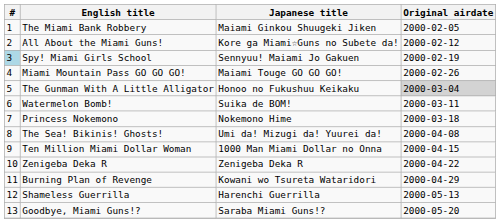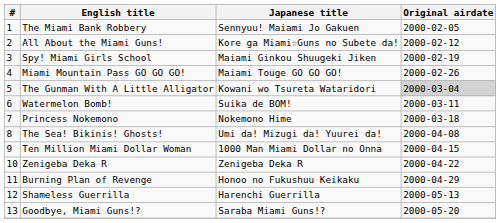(297, 27) Maiami Ginkou Shuugeki Jiken -> (289, 27) Sennyuu! Maiami Jo Gakuen
(9, 58) lightblue background -> (9, 58) no background
(289, 58) Sennyuu! Maiami Jo Gakuen -> (297, 58) Maiami Ginkou Shuugeki Jiken
(289, 88) Honoo no Fukushuu Keikaku -> (297, 88) Kowani wo Tsureta Wataridori
(297, 180) Kowani wo Tsureta Wataridori -> (289, 180) Honoo no Fukushuu Keikaku
